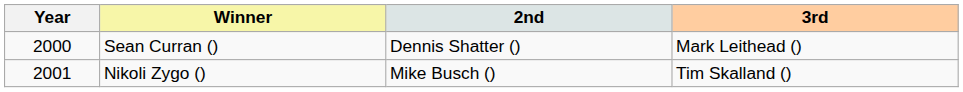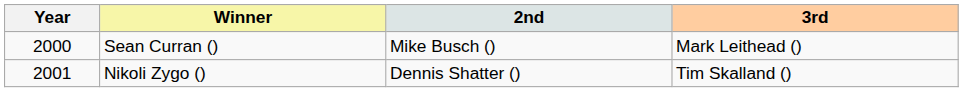(455, 45) Dennis Shatter () -> (443, 45) Mike Busch ()
(443, 73) Mike Busch () -> (455, 73) Dennis Shatter ()
